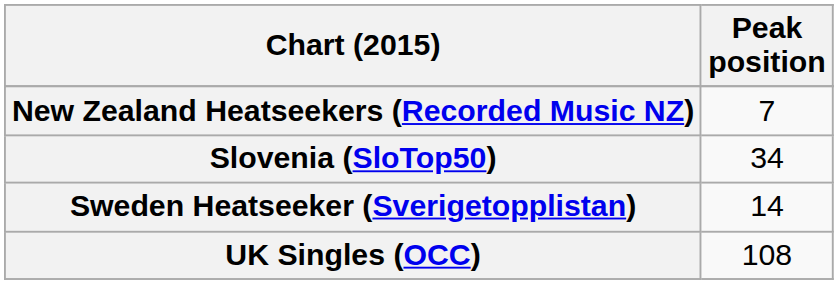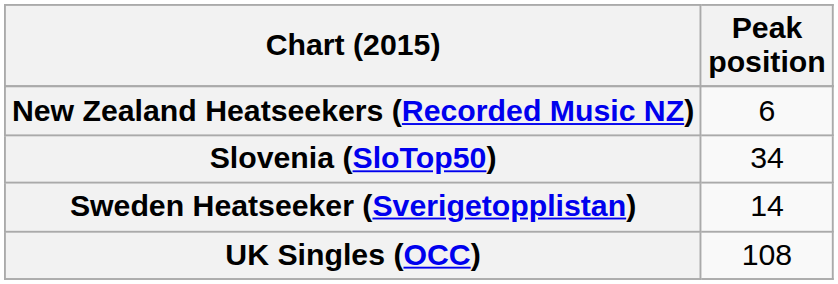(767, 110) 7 -> (767, 110) 6
